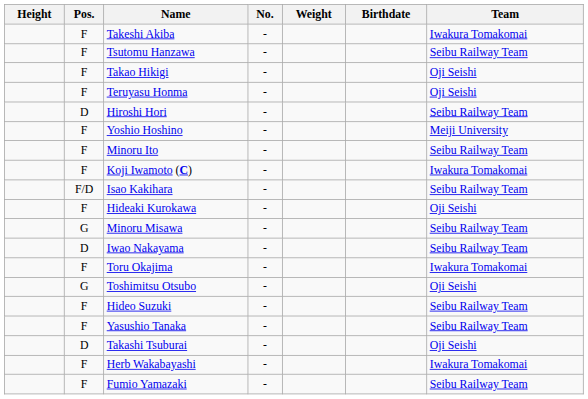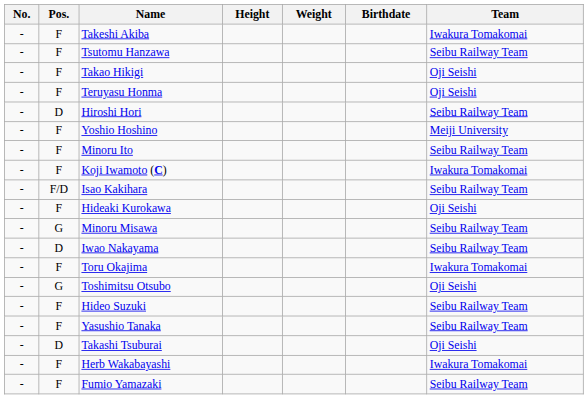columns swapped: (265, 14) <-> (34, 14)
